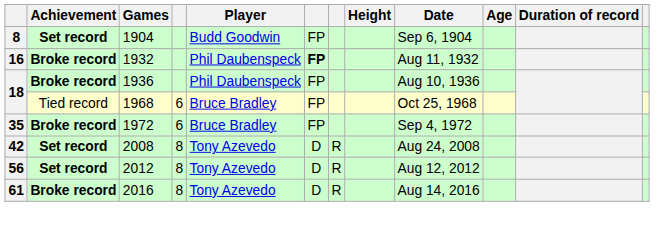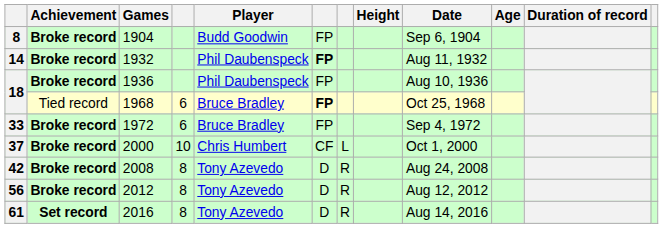(73, 38) Set record -> (73, 38) Broke record
(16, 59) 16 -> (16, 59) 14
(316, 103) normal -> (324, 103) bold
(16, 125) 35 -> (16, 125) 33
+ row: (138, 147)
(73, 147) Set record -> (73, 169) Broke record
(73, 169) Set record -> (73, 191) Broke record
(73, 191) Broke record -> (73, 212) Set record
